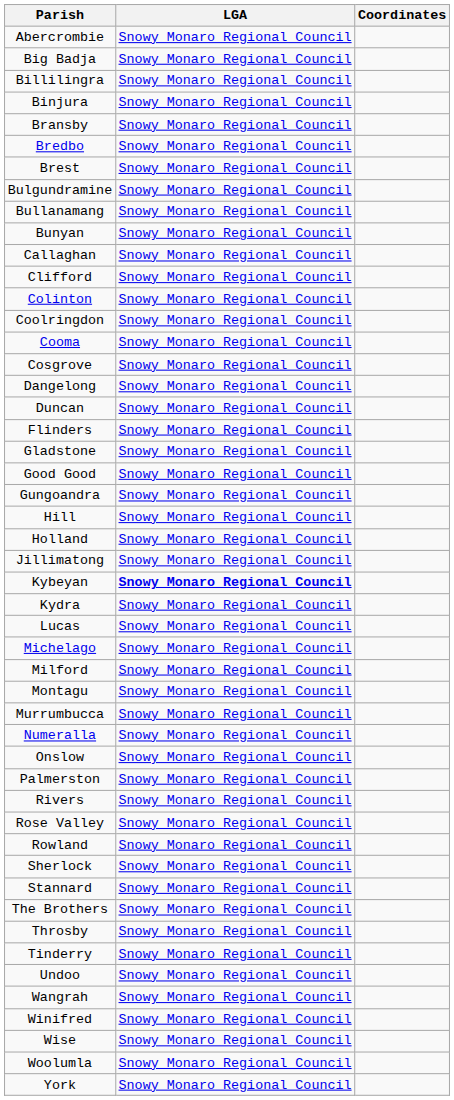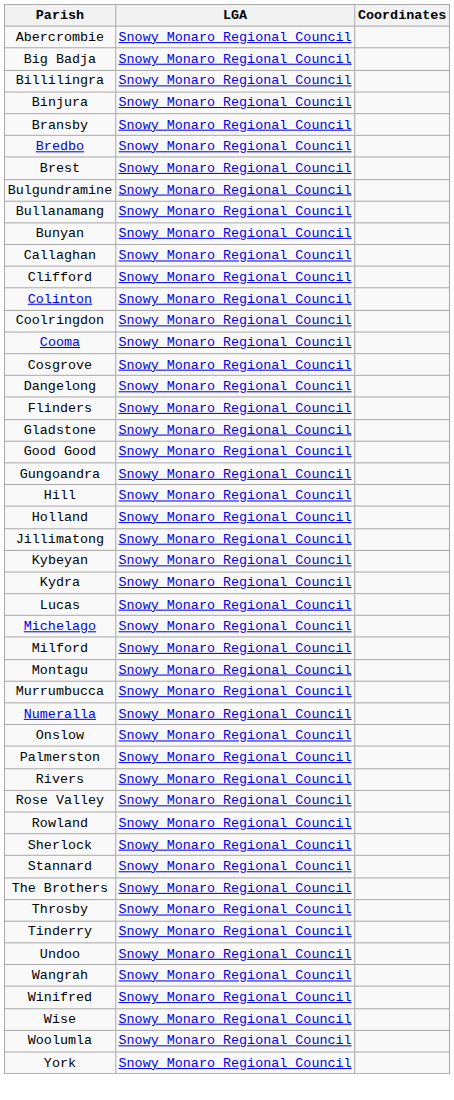- row: (60, 408)
(235, 583) bold -> (235, 561) normal
